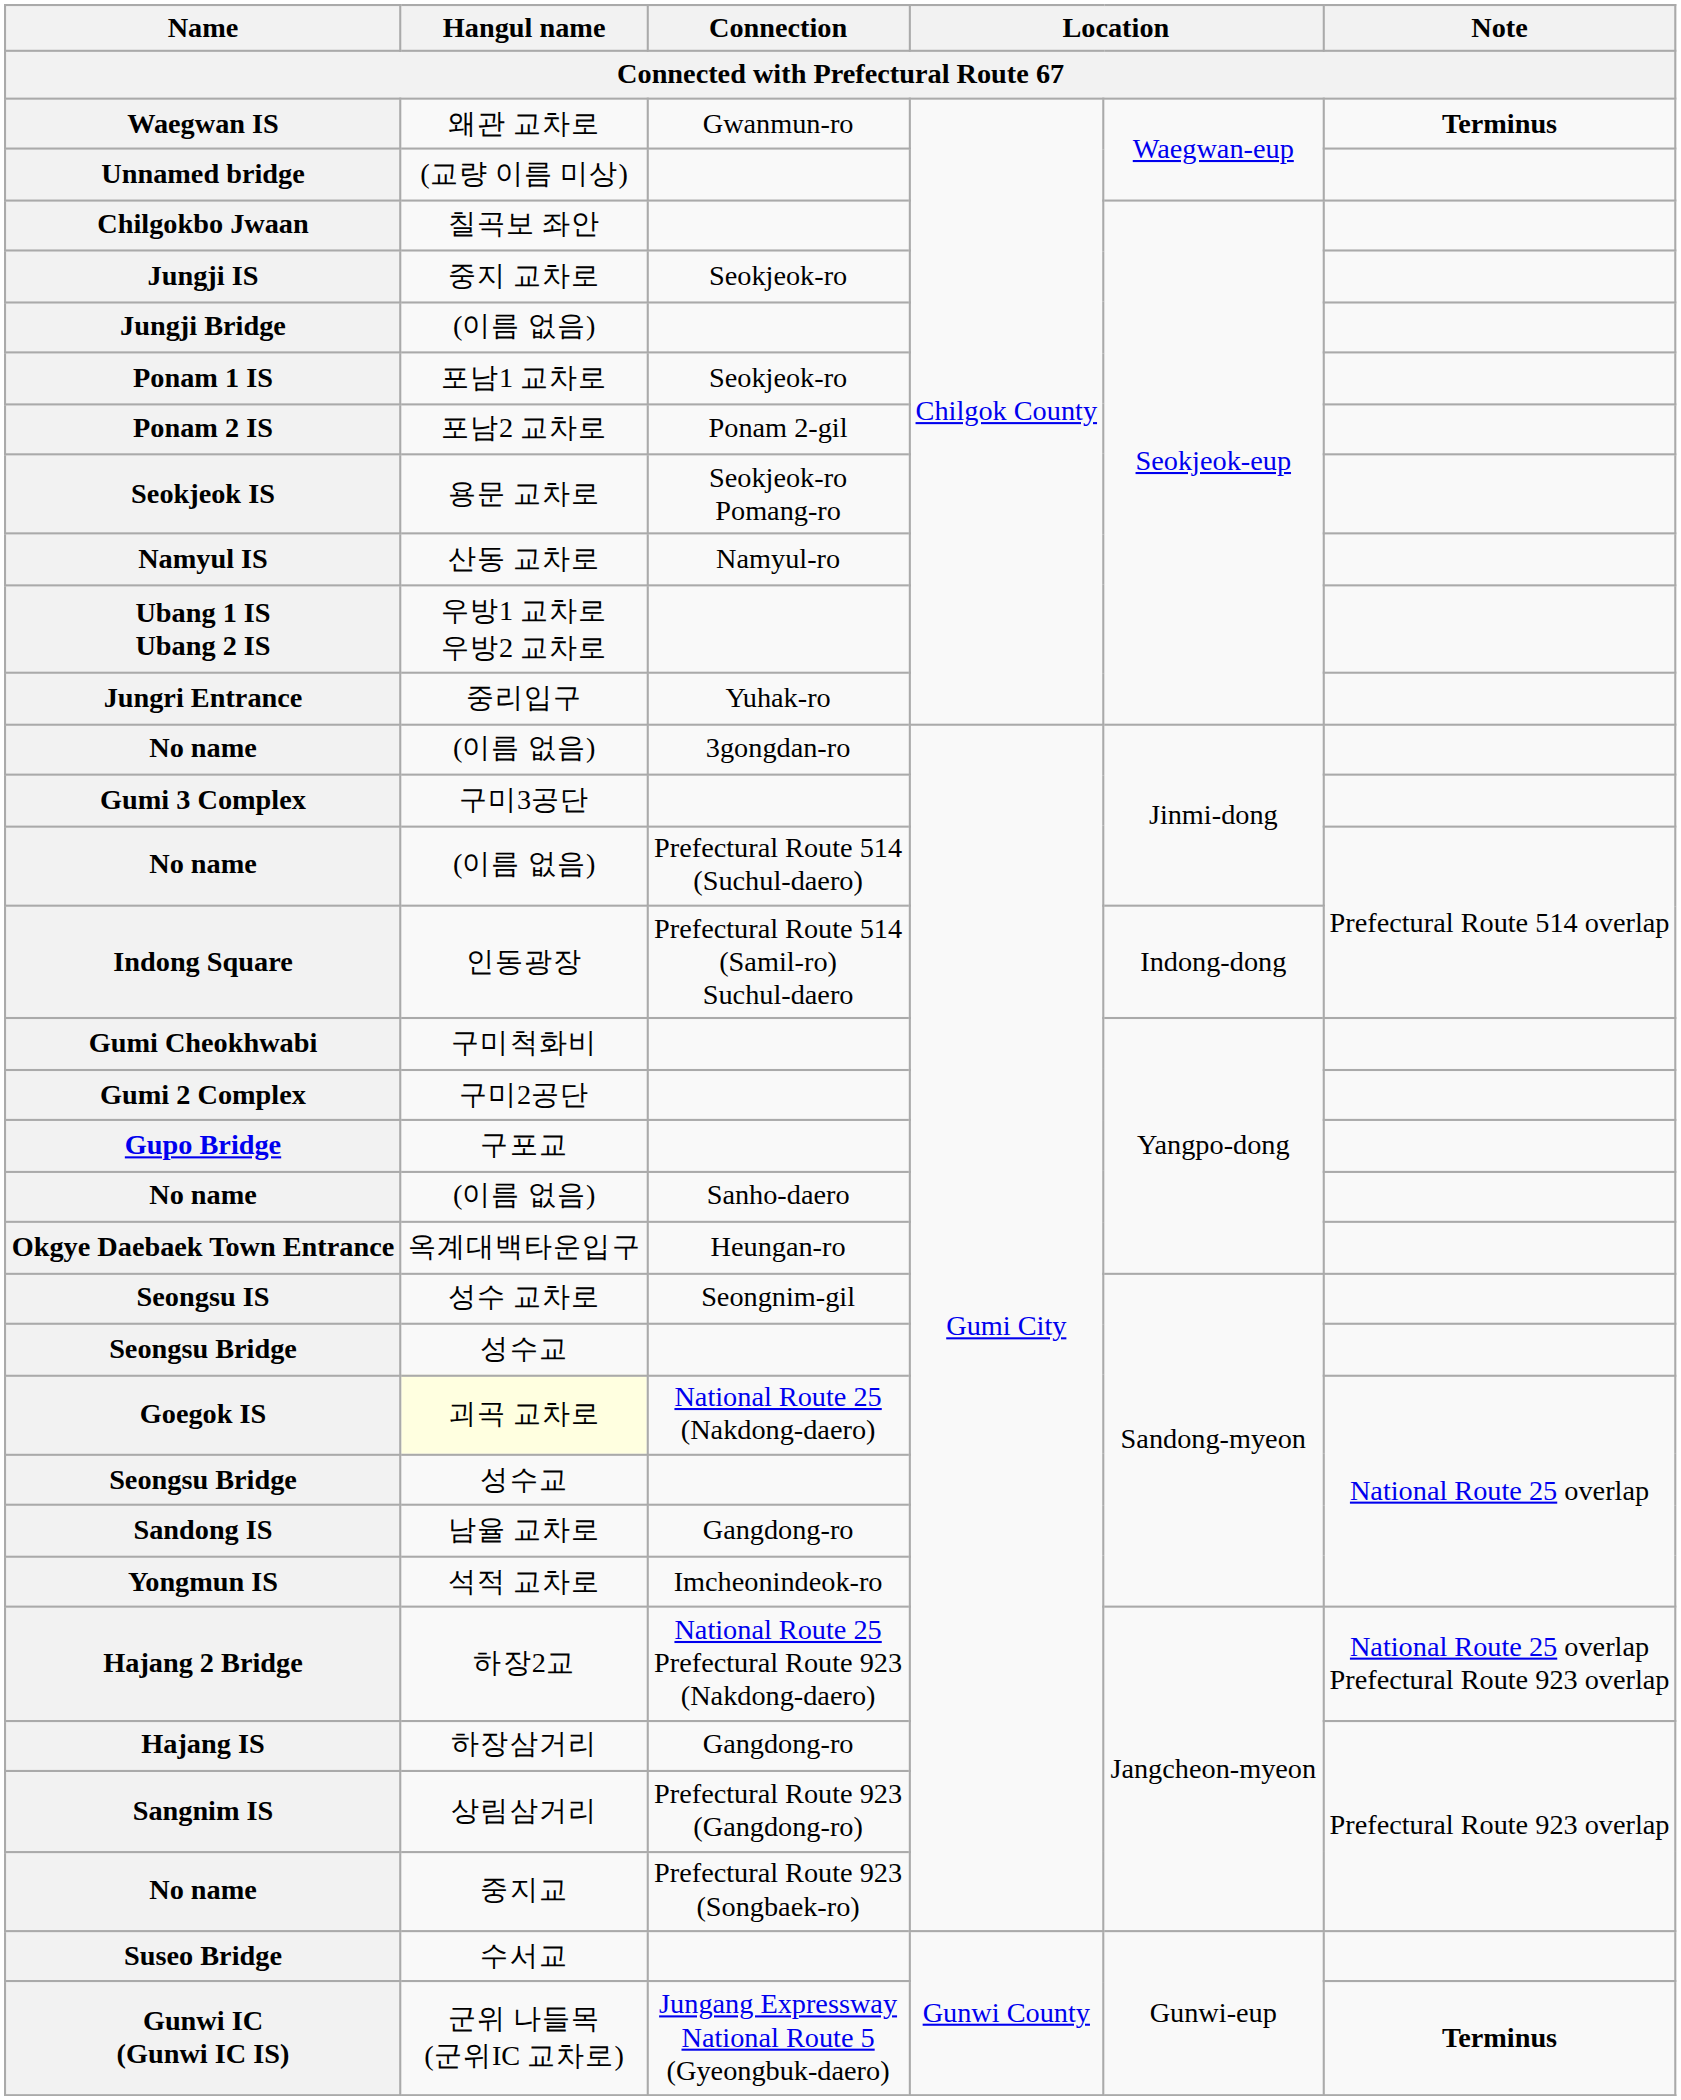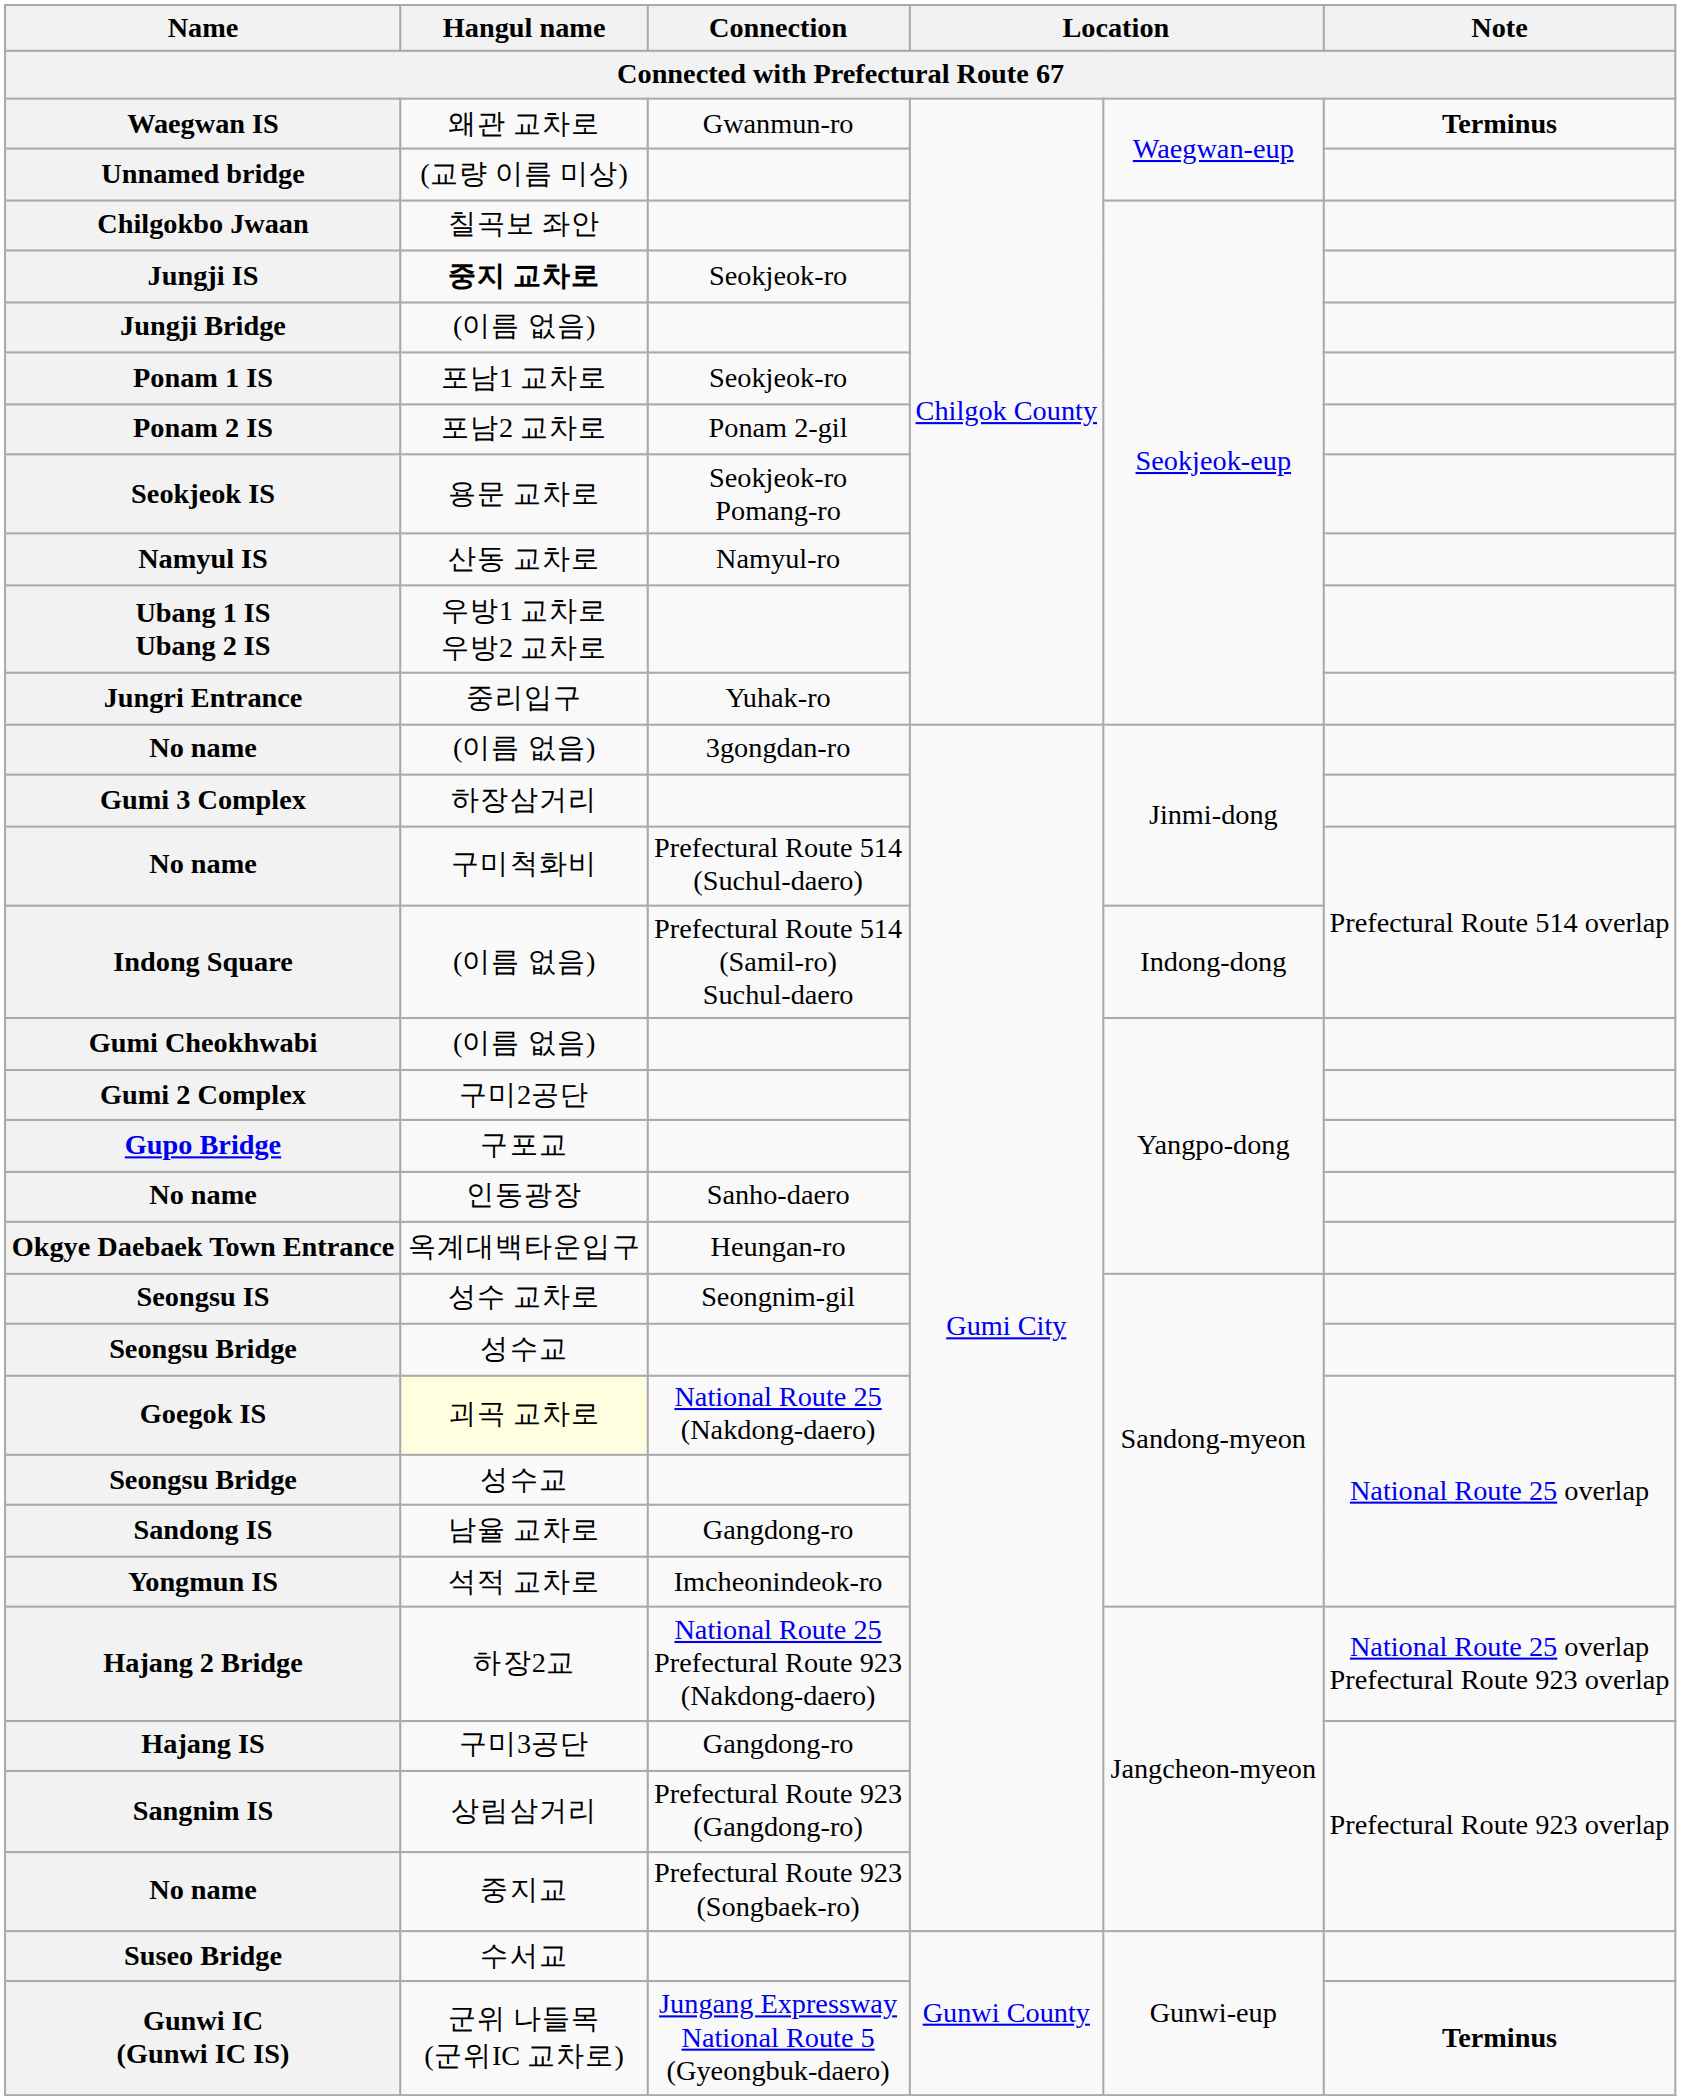(524, 275) normal -> (524, 275) bold
(524, 799) 구미3공단 -> (524, 799) 하장삼거리
(524, 864) (이름 없음) -> (524, 864) 구미척화비
(524, 961) 인동광장 -> (524, 961) (이름 없음)
(524, 1043) 구미척화비 -> (524, 1043) (이름 없음)
(524, 1195) (이름 없음) -> (524, 1195) 인동광장
(524, 1744) 하장삼거리 -> (524, 1744) 구미3공단
